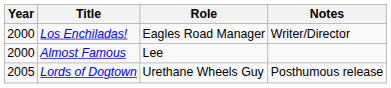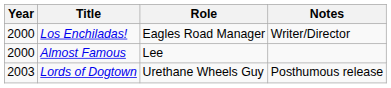(21, 72) 2005 -> (21, 72) 2003
